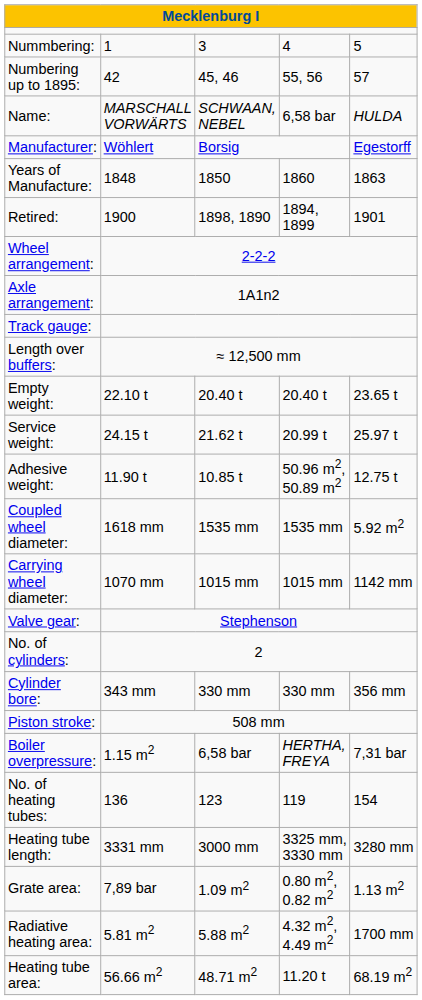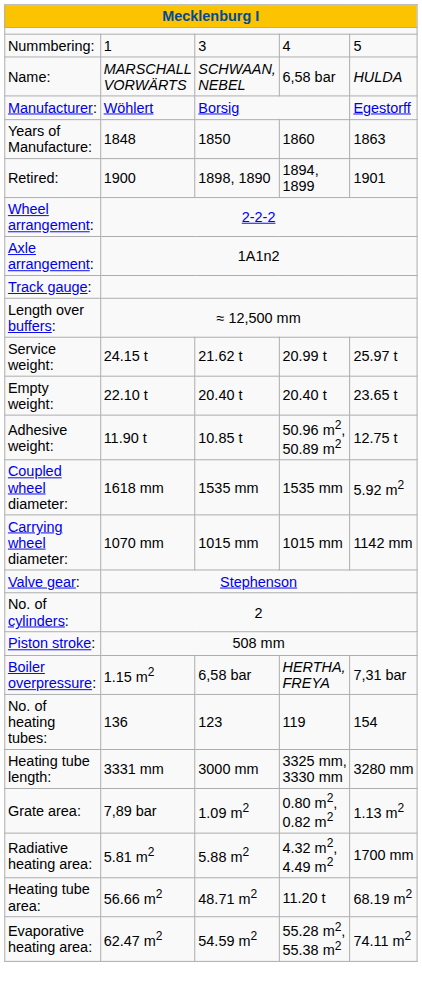- row: (44, 77)
rows swapped: (31, 396) <-> (32, 435)
- row: (34, 691)
+ row: (50, 939)
